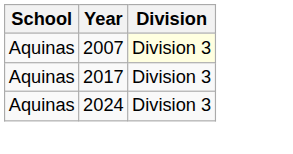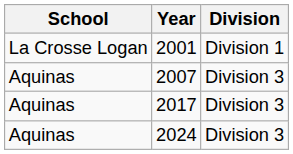+ row: (176, 47)
(172, 47) lightyellow background -> (245, 76) no background
